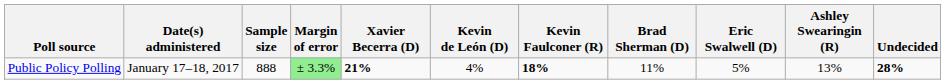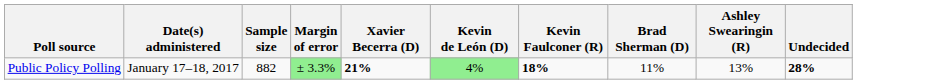- column: (741, 38)
(266, 68) 888 -> (266, 68) 882
(475, 68) no background -> (475, 68) lightgreen background
